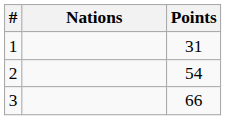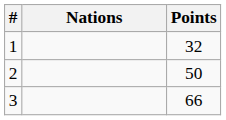(194, 45) 31 -> (194, 45) 32
(194, 73) 54 -> (194, 73) 50
